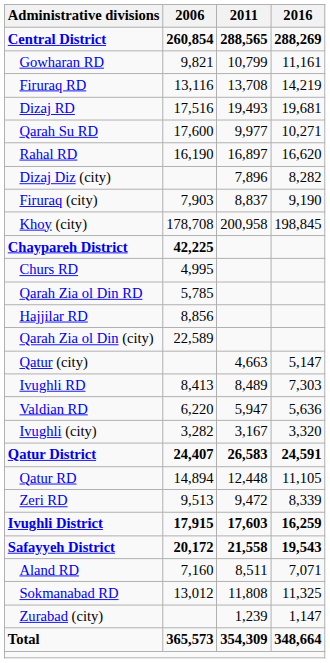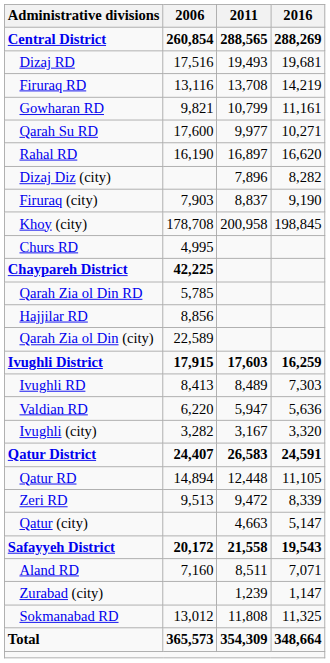rows swapped: (47, 108) <-> (62, 62)
rows swapped: (68, 246) <-> (49, 270)
rows swapped: (55, 524) <-> (54, 362)
rows swapped: (69, 593) <-> (61, 616)
